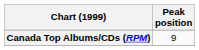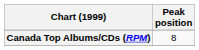(174, 38) 9 -> (174, 38) 8
